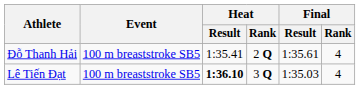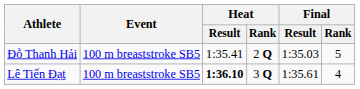(300, 54) 1:35.61 -> (300, 54) 1:35.03
(338, 54) 4 -> (338, 54) 5
(300, 74) 1:35.03 -> (300, 74) 1:35.61
